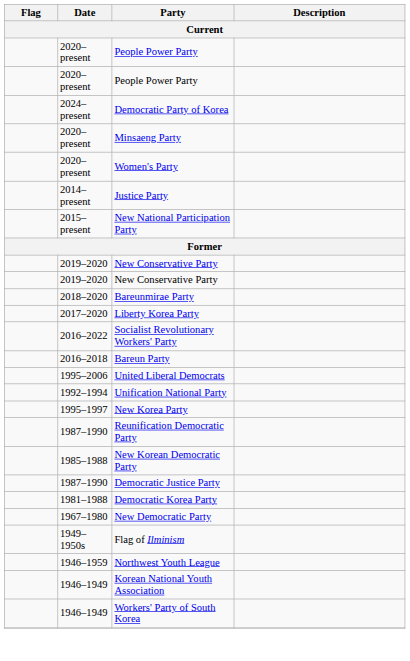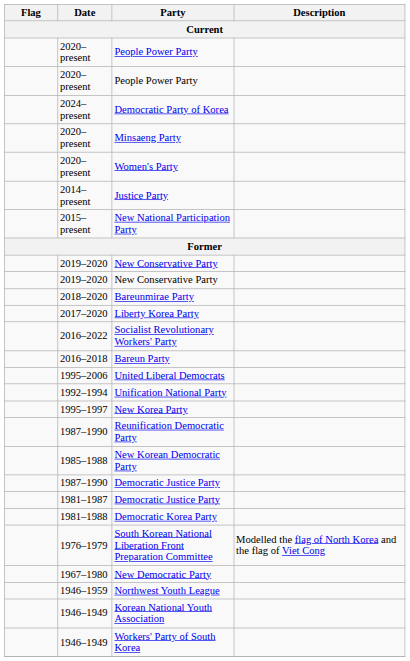+ row: (84, 500)
+ row: (84, 545)
- row: (73, 539)
